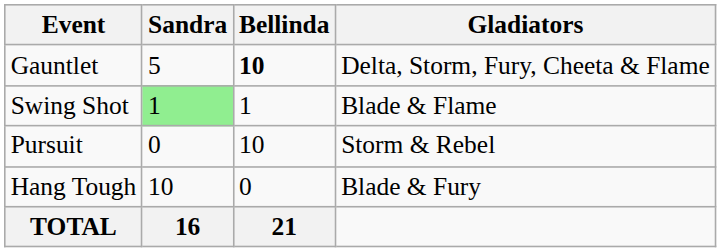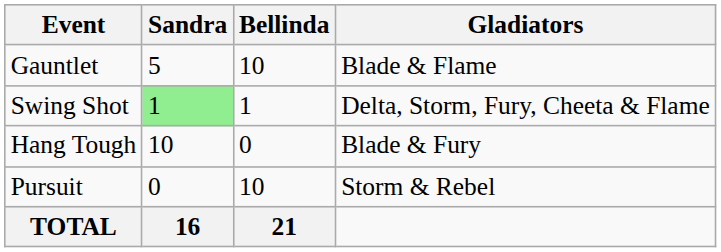(252, 65) bold -> (252, 65) normal
(525, 65) Delta, Storm, Fury, Cheeta & Flame -> (419, 65) Blade & Flame
(419, 105) Blade & Flame -> (525, 105) Delta, Storm, Fury, Cheeta & Flame
rows swapped: (47, 145) <-> (73, 186)
